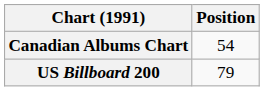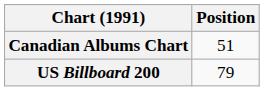(226, 45) 54 -> (226, 45) 51
